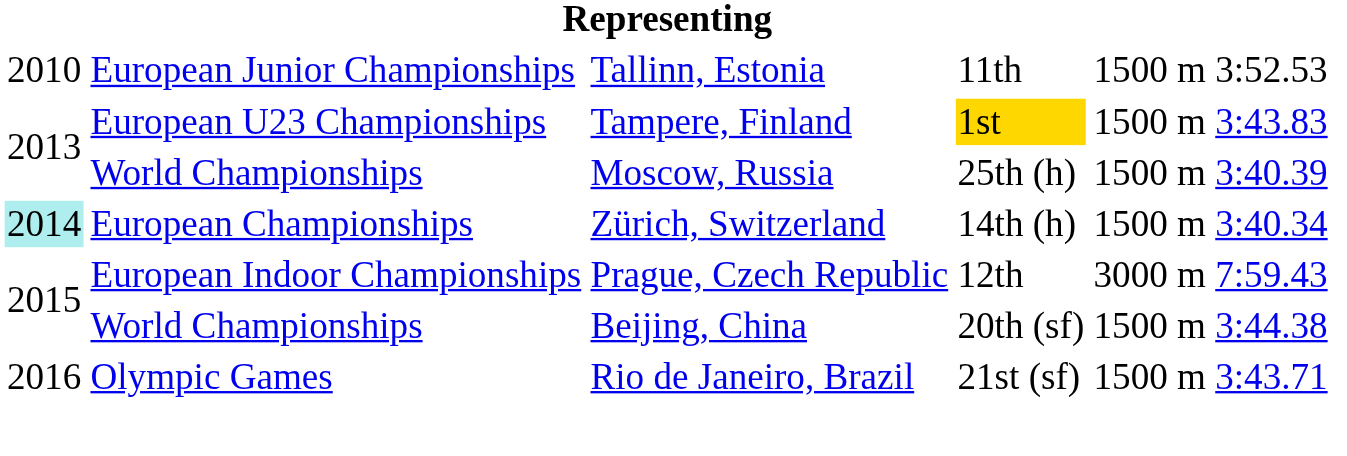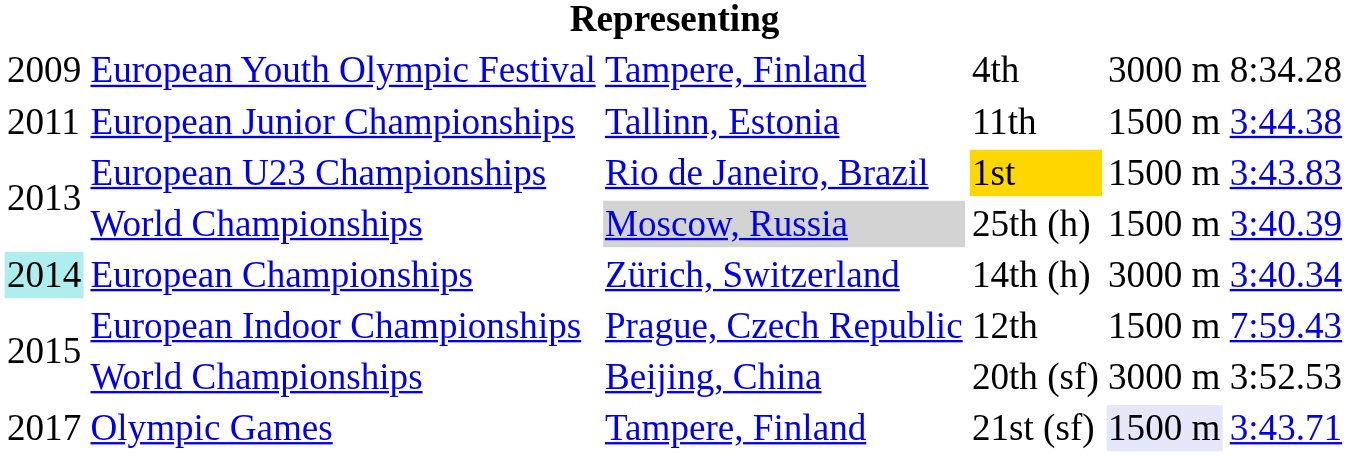+ row: (996, 70)
(44, 70) 2010 -> (43, 121) 2011
(1271, 70) 3:52.53 -> (1286, 121) 3:44.38
(721, 121) Tampere, Finland -> (767, 172) Rio de Janeiro, Brazil
(712, 172) no background -> (726, 223) lightgrey background
(1150, 223) 1500 m -> (1164, 274) 3000 m
(1150, 274) 3000 m -> (1164, 325) 1500 m
(1150, 325) 1500 m -> (1164, 376) 3000 m
(1271, 325) 3:44.38 -> (1286, 376) 3:52.53
(44, 376) 2016 -> (44, 427) 2017
(752, 376) Rio de Janeiro, Brazil -> (736, 427) Tampere, Finland
(1150, 376) no background -> (1164, 427) lavender background
